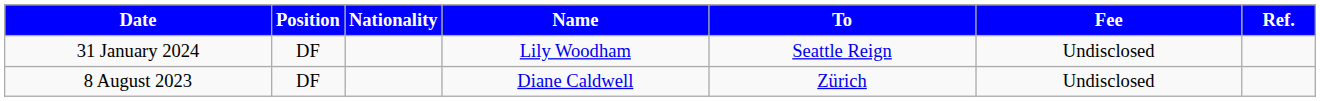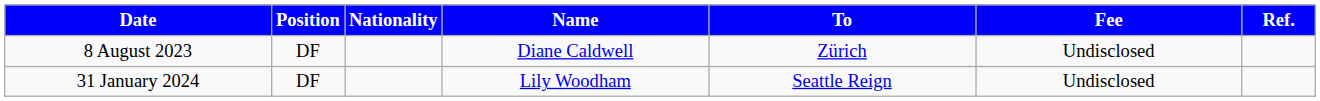rows swapped: (138, 81) <-> (138, 50)
